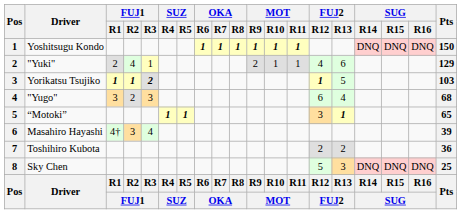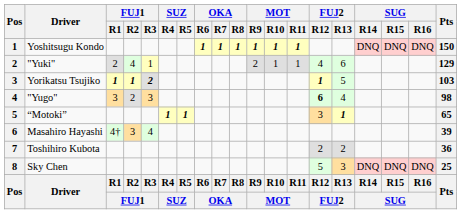(320, 97) normal -> (320, 97) bold
(446, 97) 68 -> (446, 97) 98
